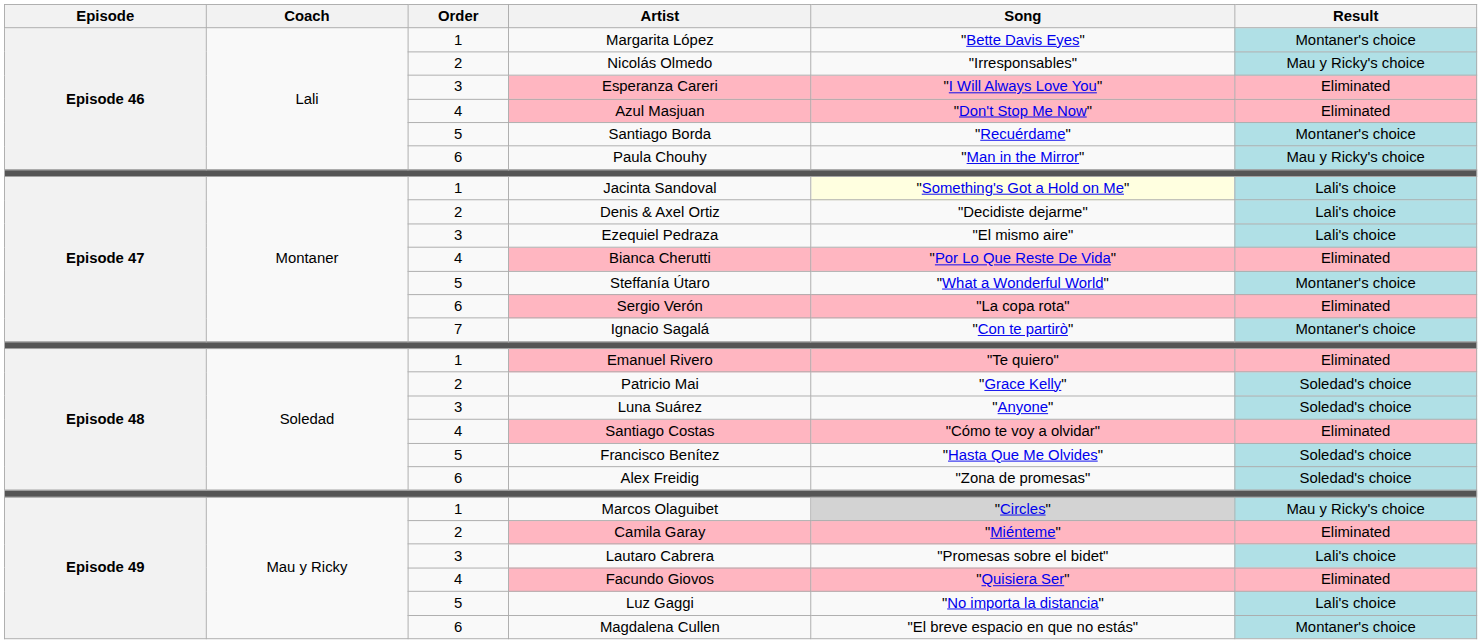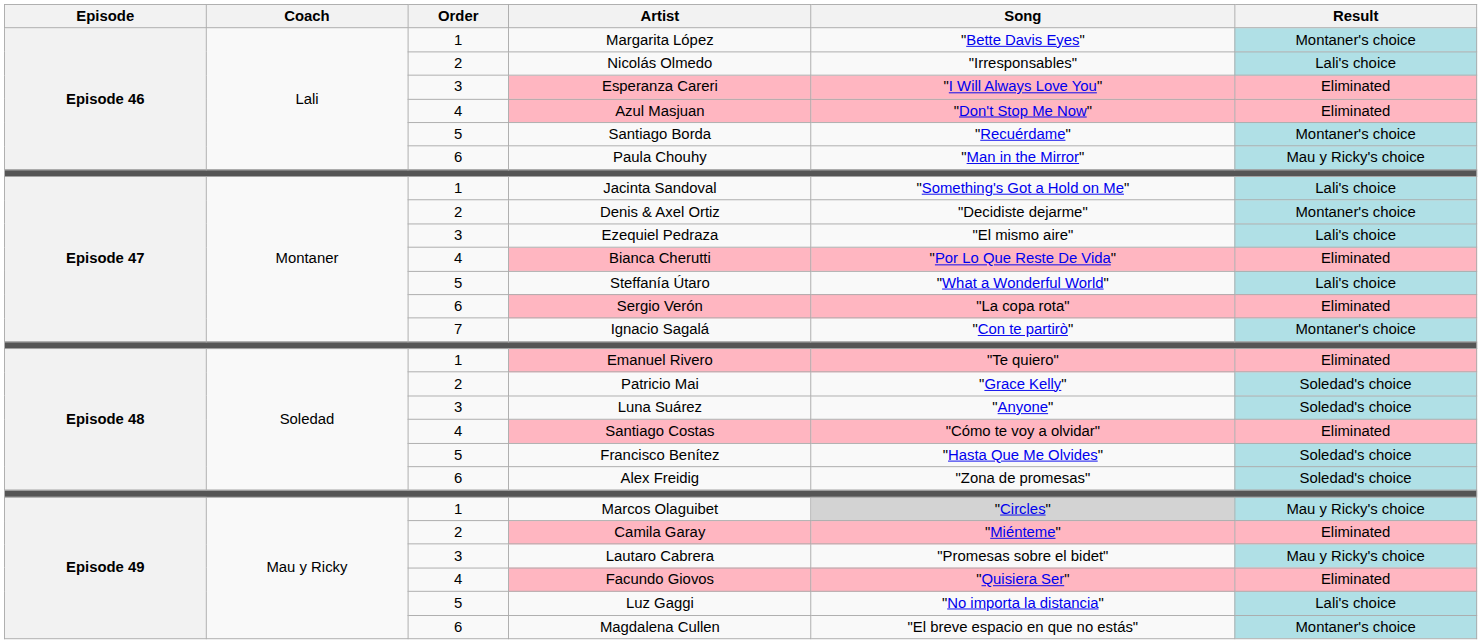(1356, 63) Mau y Ricky's choice -> (1356, 63) Lali's choice
(1023, 188) lightyellow background -> (1023, 188) no background
(1356, 211) Lali's choice -> (1356, 211) Montaner's choice
(1356, 282) Montaner's choice -> (1356, 282) Lali's choice
(1356, 556) Lali's choice -> (1356, 556) Mau y Ricky's choice
